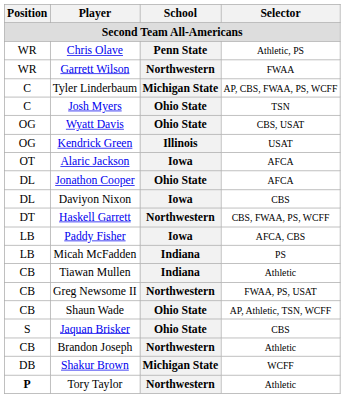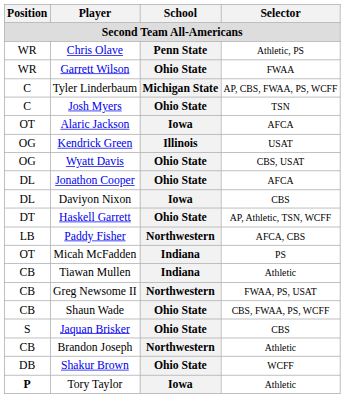(180, 69) Northwestern -> (180, 69) Ohio State
rows swapped: (95, 124) <-> (95, 161)
(180, 217) Northwestern -> (180, 217) Ohio State
(280, 218) CBS, FWAA, PS, WCFF -> (280, 218) AP, Athletic, TSN, WCFF
(180, 236) Iowa -> (180, 236) Northwestern
(27, 254) LB -> (27, 254) OT
(280, 310) AP, Athletic, TSN, WCFF -> (280, 310) CBS, FWAA, PS, WCFF
(180, 365) Michigan State -> (180, 365) Ohio State
(180, 384) Northwestern -> (180, 384) Iowa
